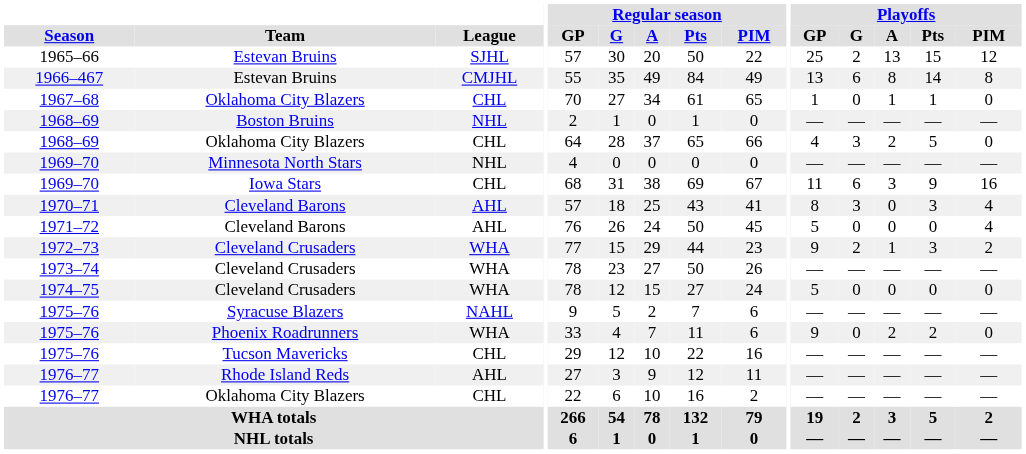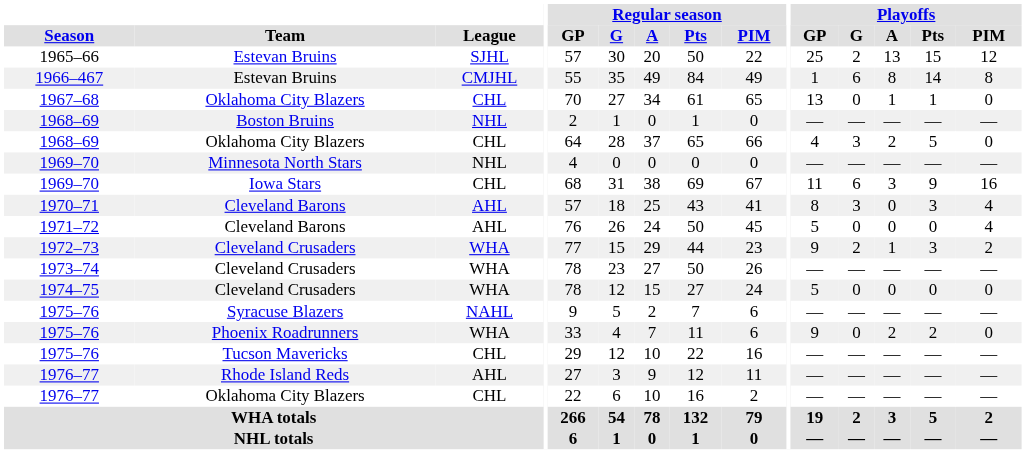(815, 78) 13 -> (815, 78) 1
(815, 99) 1 -> (815, 99) 13
